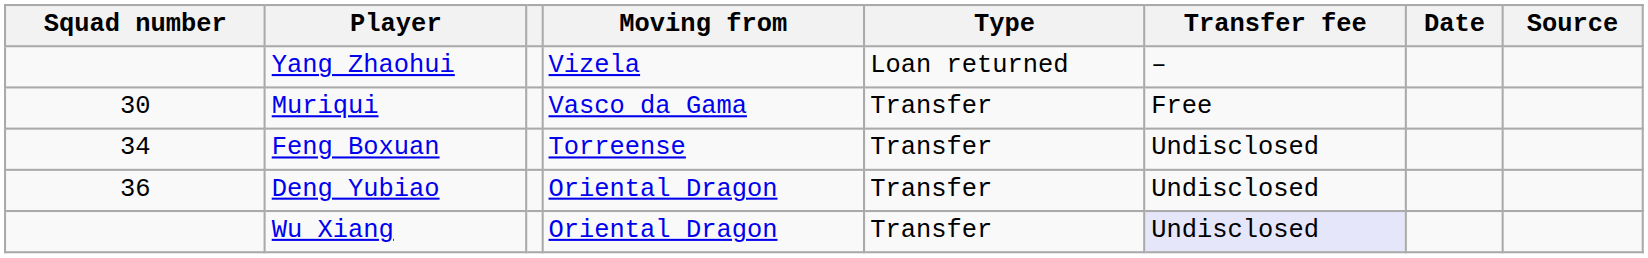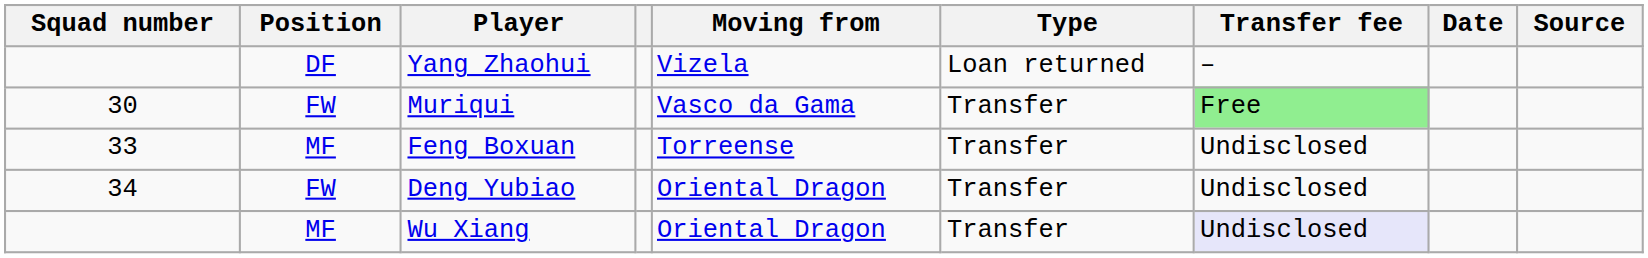+ column: (321, 26)
(1182, 108) no background -> (1231, 108) lightgreen background
(135, 149) 34 -> (122, 149) 33
(135, 190) 36 -> (122, 190) 34
